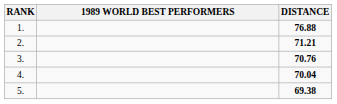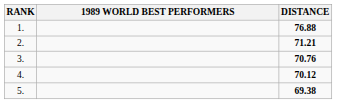(305, 75) 70.04 -> (305, 75) 70.12
